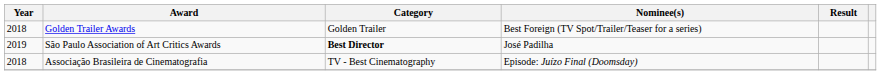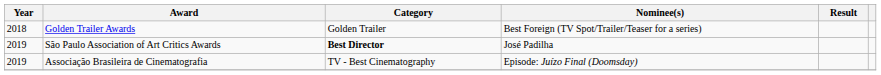(17, 62) 2018 -> (17, 62) 2019
